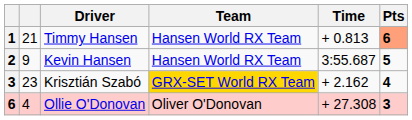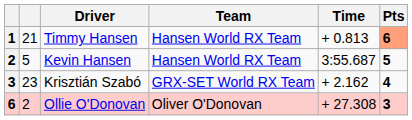(26, 60) 9 -> (26, 60) 5
(233, 82) gold background -> (233, 82) no background
(26, 104) 4 -> (26, 104) 2
